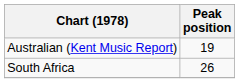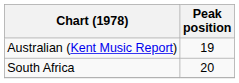(207, 68) 26 -> (207, 68) 20
